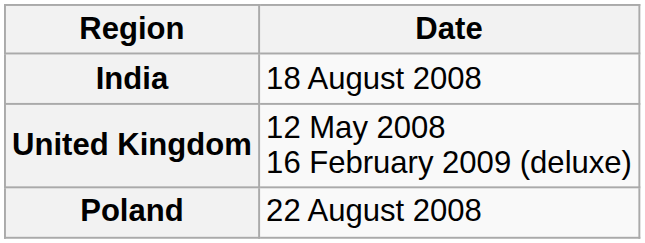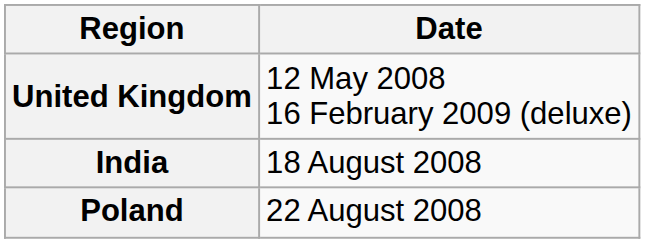rows swapped: (132, 145) <-> (132, 78)
